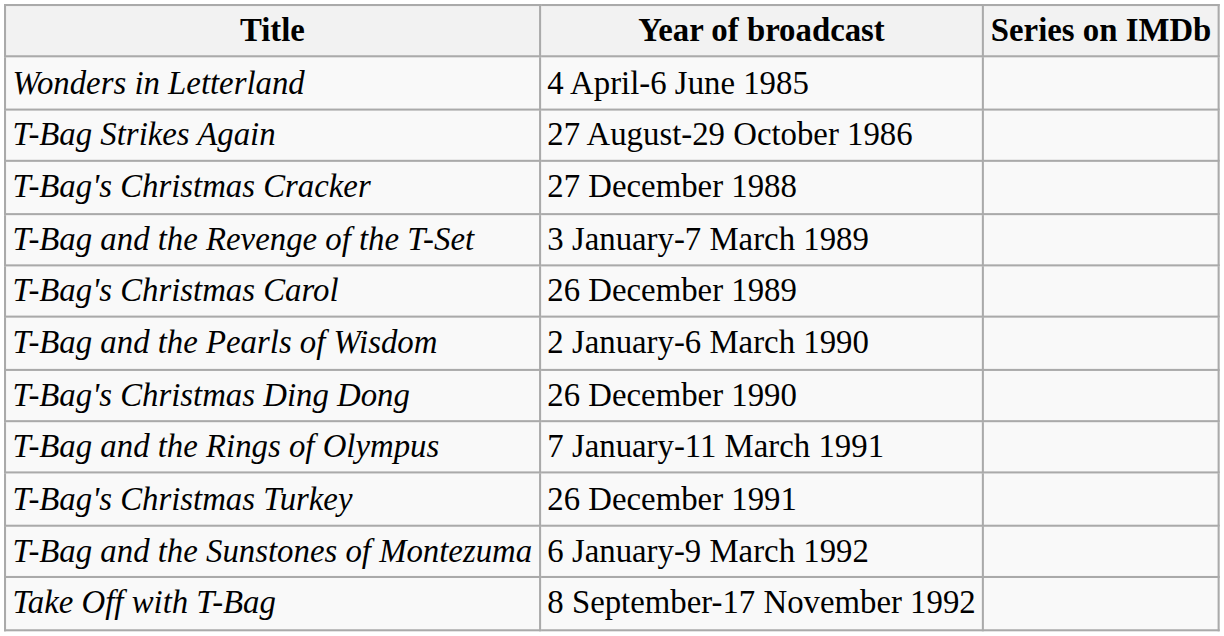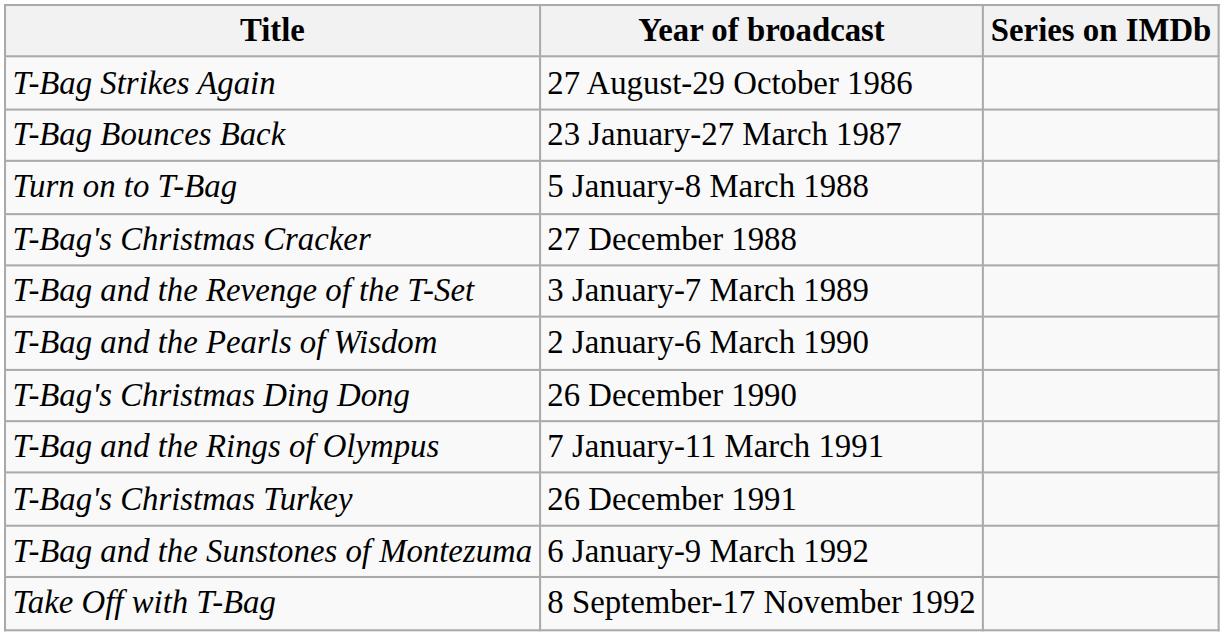- row: (159, 82)
+ row: (149, 134)
+ row: (125, 186)
- row: (176, 290)
